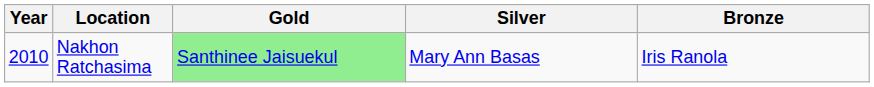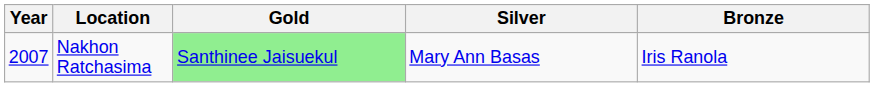(29, 57) 2010 -> (29, 57) 2007
